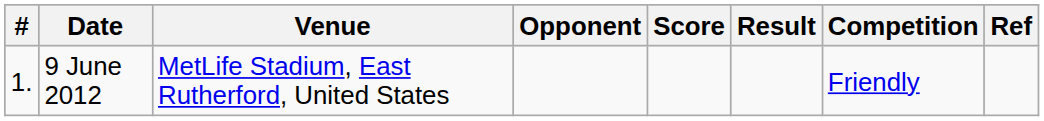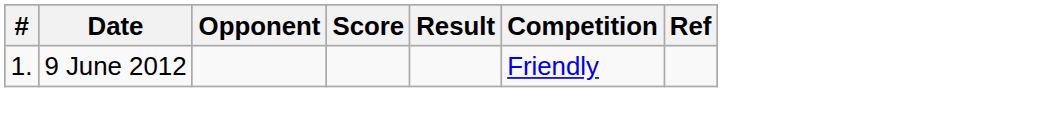- column: (333, 25)
